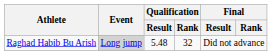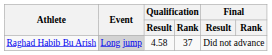(159, 43) 5.48 -> (159, 43) 4.58
(188, 43) 32 -> (188, 43) 37
